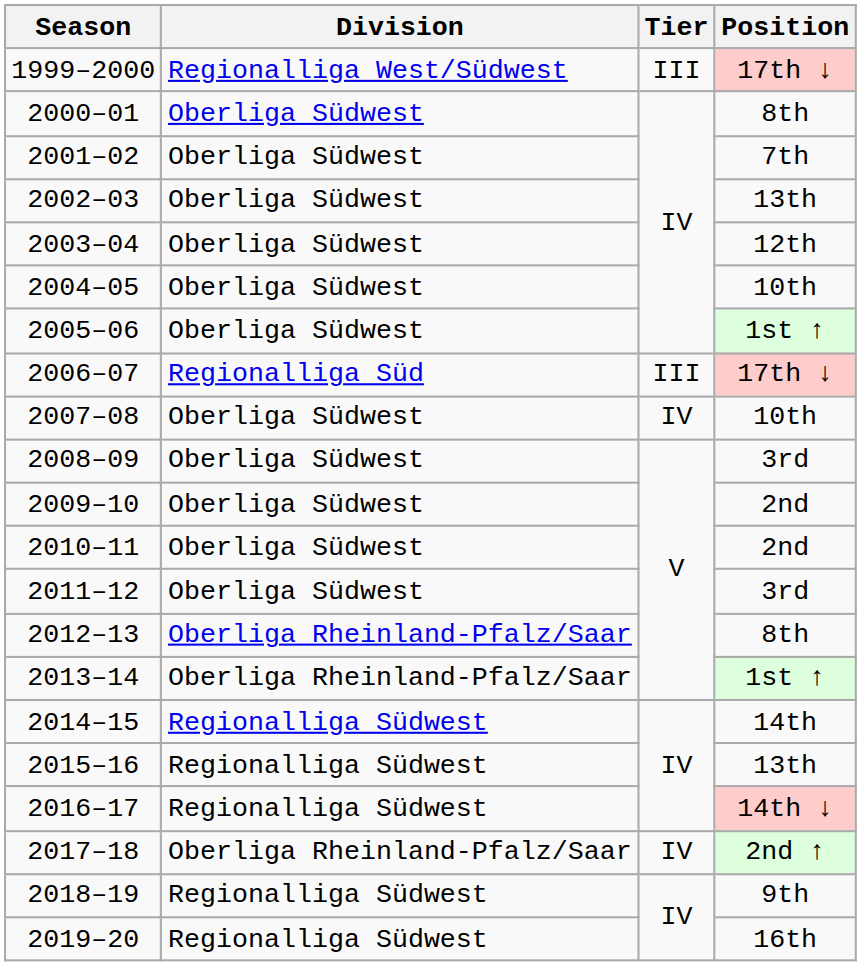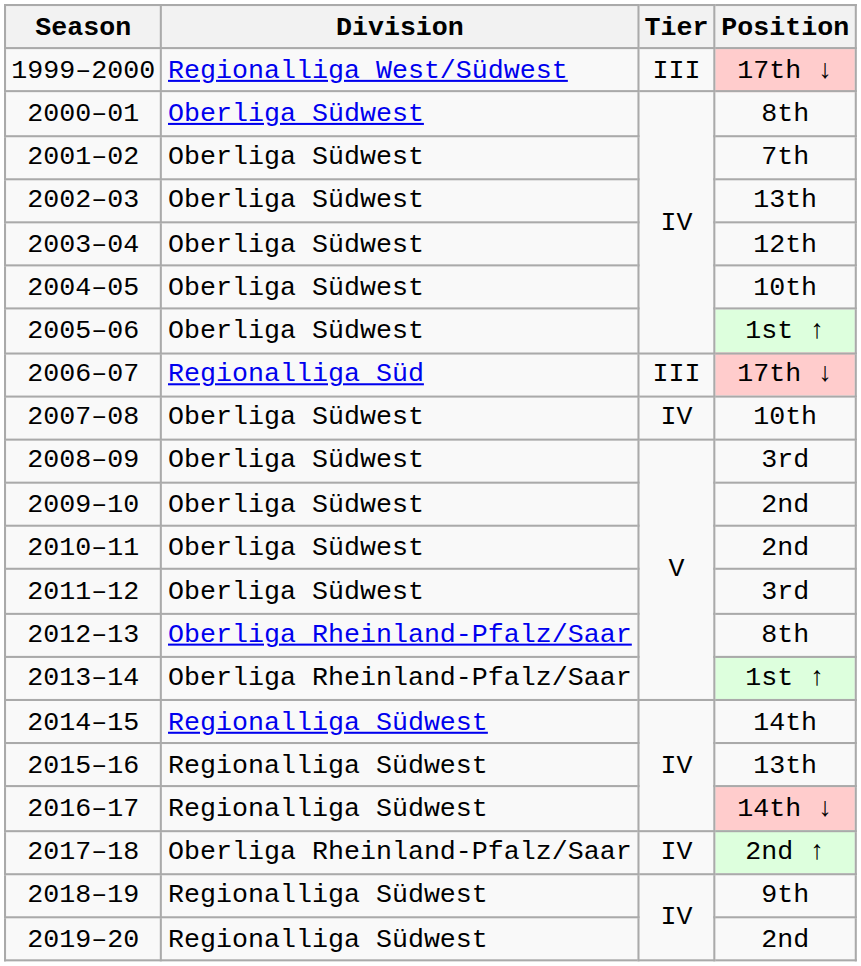(785, 939) 16th -> (785, 939) 2nd
